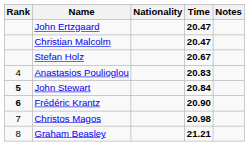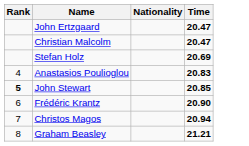- column: (229, 12)
(199, 57) 20.67 -> (199, 57) 20.69
(199, 88) 20.84 -> (199, 88) 20.85
(18, 103) bold -> (18, 103) normal
(199, 118) 20.98 -> (199, 118) 20.94
